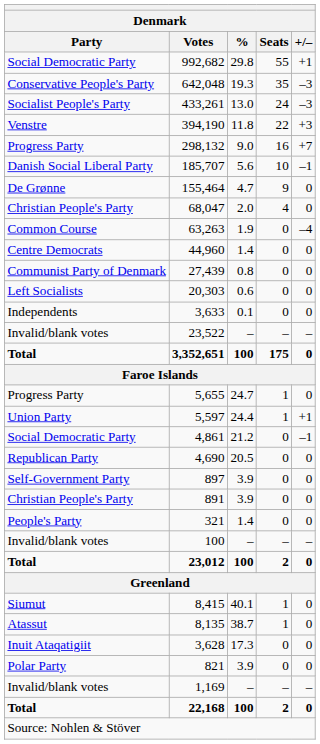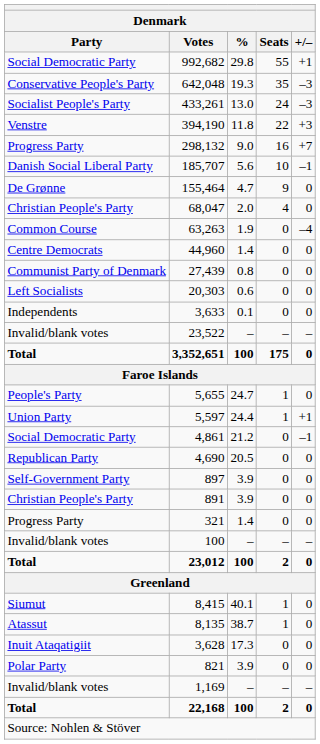(46, 395) Progress Party -> (45, 395) People's Party
(45, 520) People's Party -> (46, 520) Progress Party
